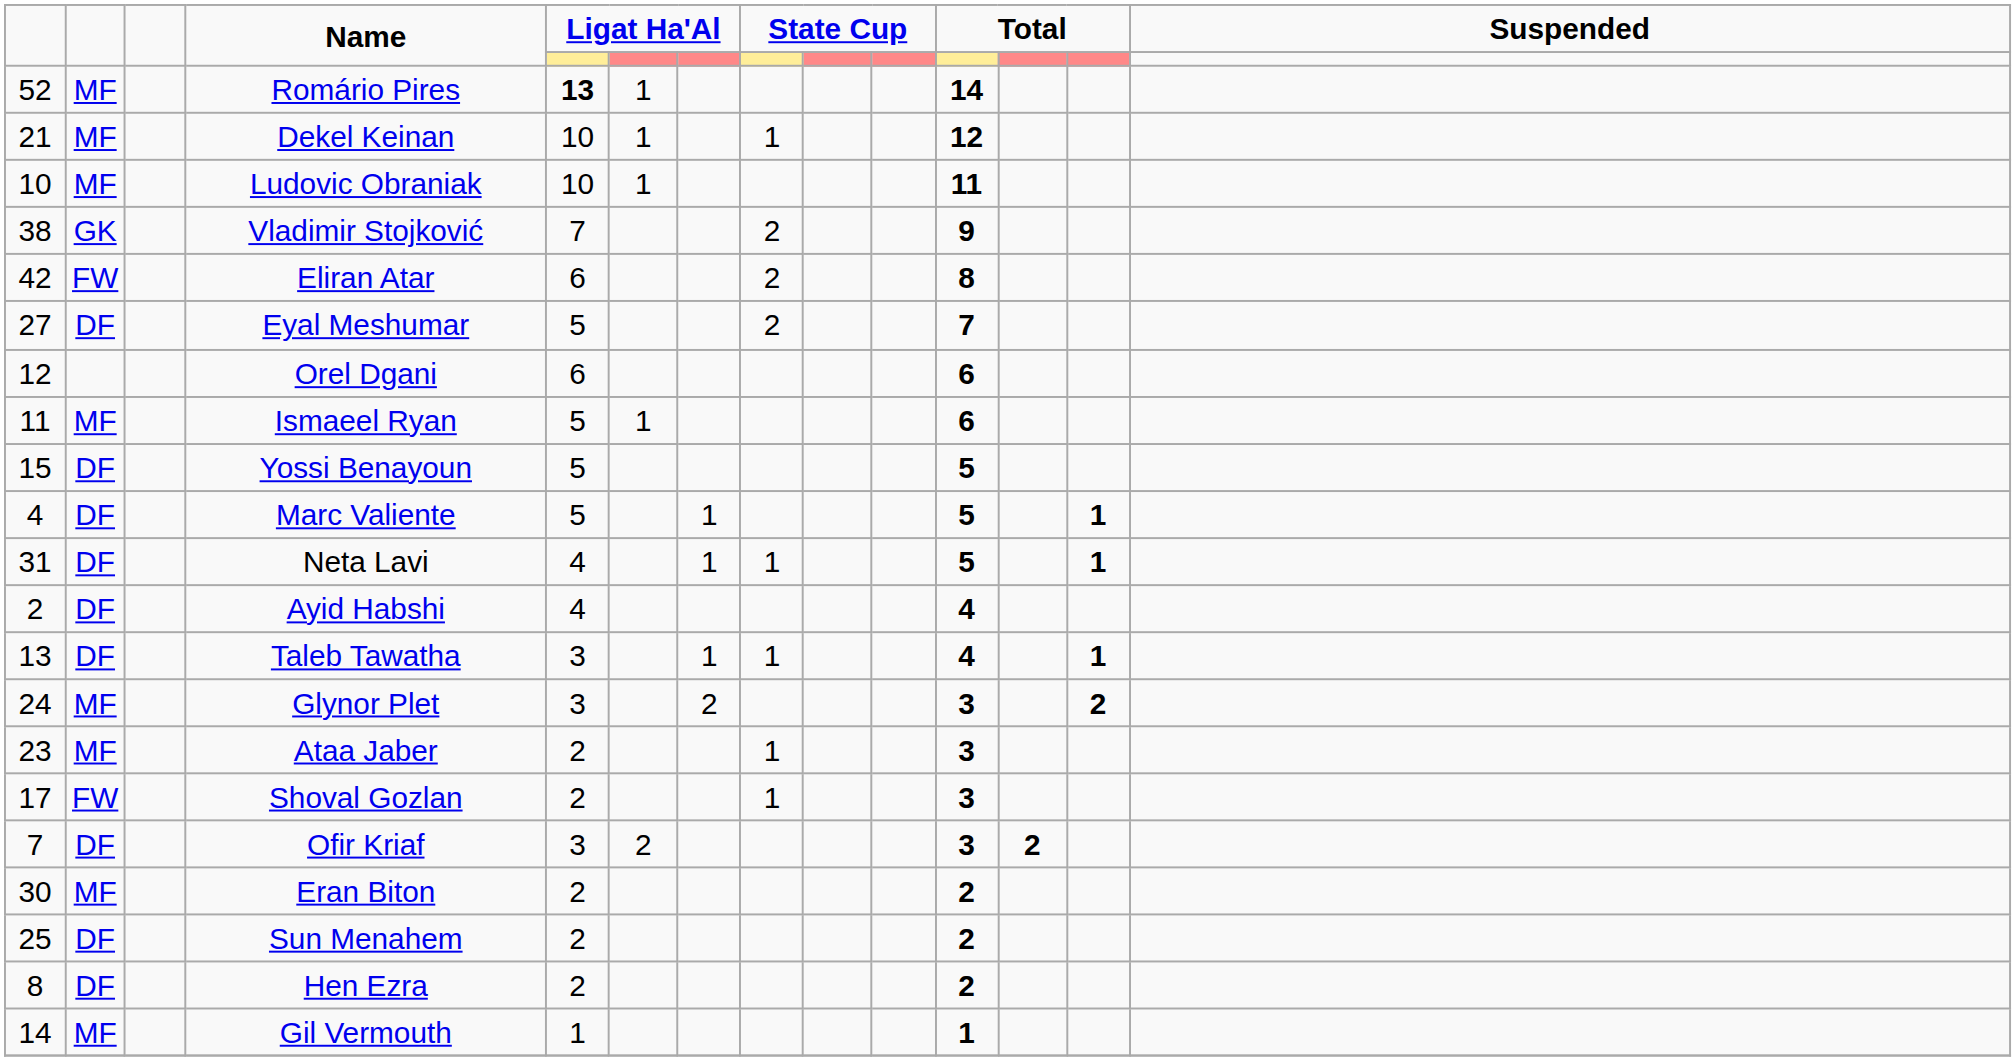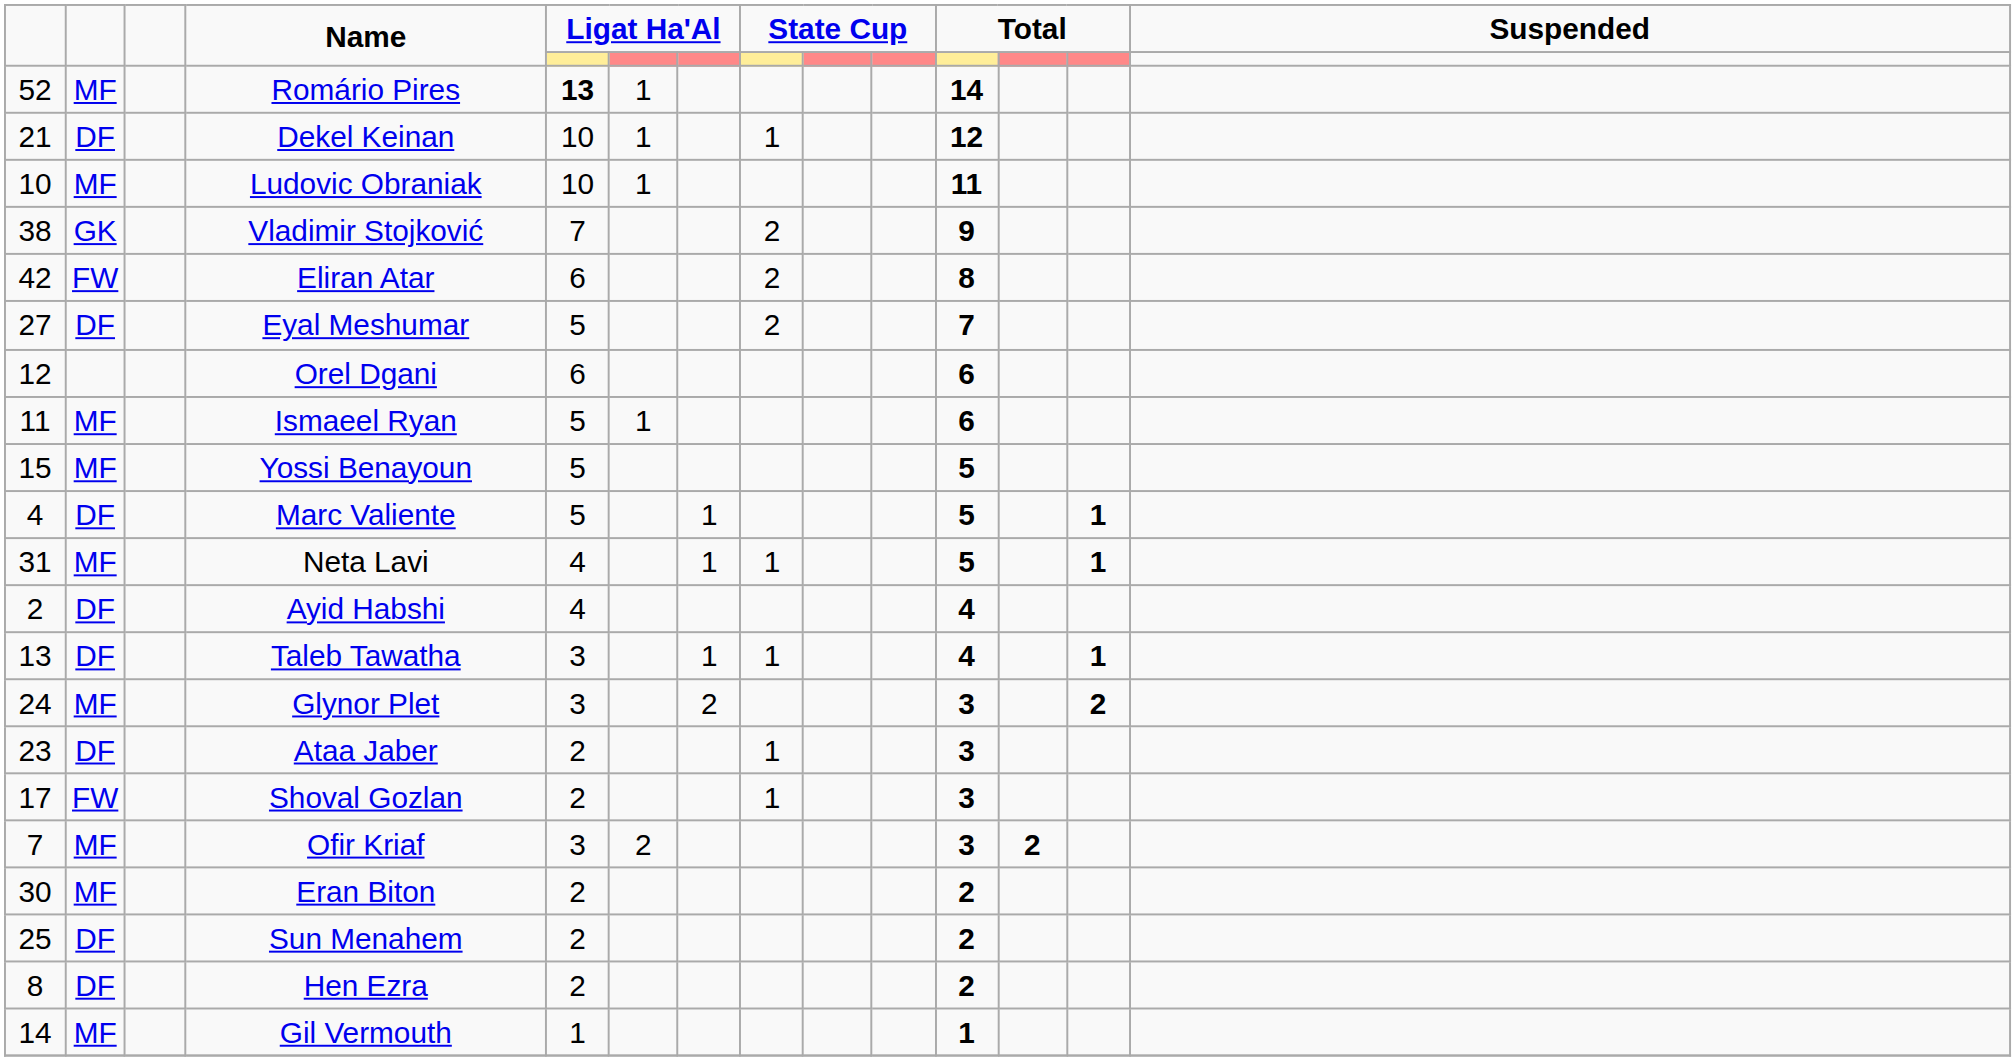(95, 137) MF -> (95, 137) DF
(95, 467) DF -> (95, 467) MF
(95, 561) DF -> (95, 561) MF
(95, 750) MF -> (95, 750) DF
(95, 844) DF -> (95, 844) MF
